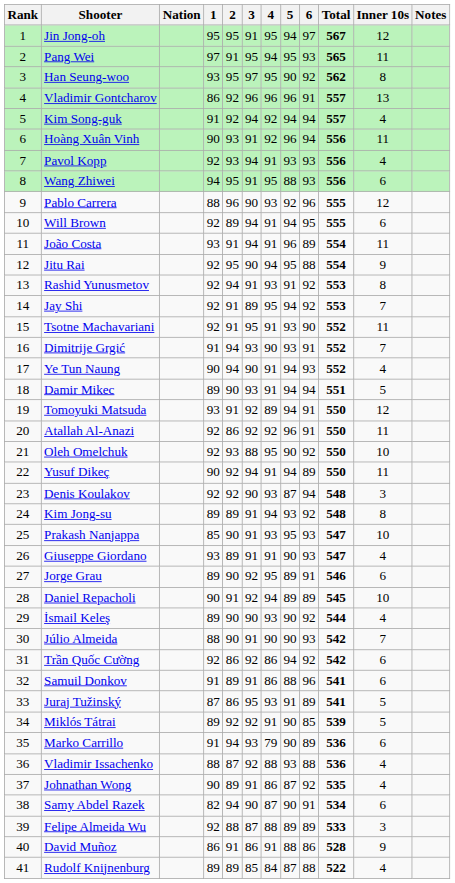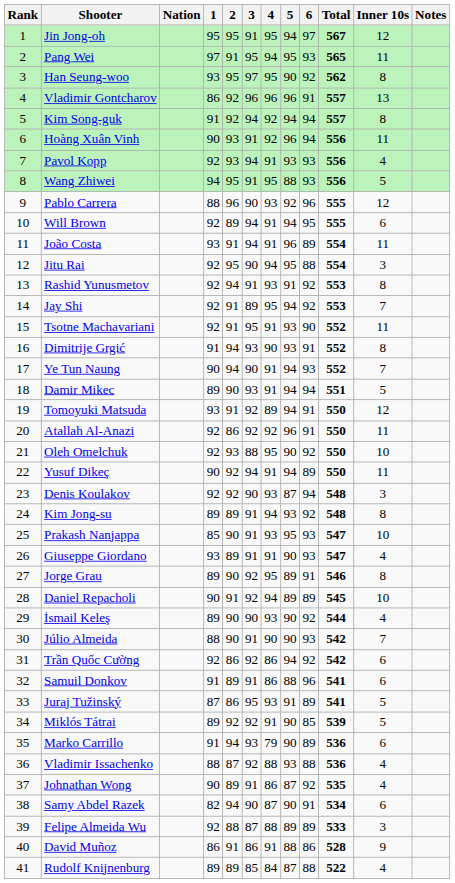(383, 118) 4 -> (383, 118) 8
(383, 181) 6 -> (383, 181) 5
(383, 264) 9 -> (383, 264) 3
(383, 347) 7 -> (383, 347) 8
(383, 368) 4 -> (383, 368) 7
(383, 576) 6 -> (383, 576) 8
